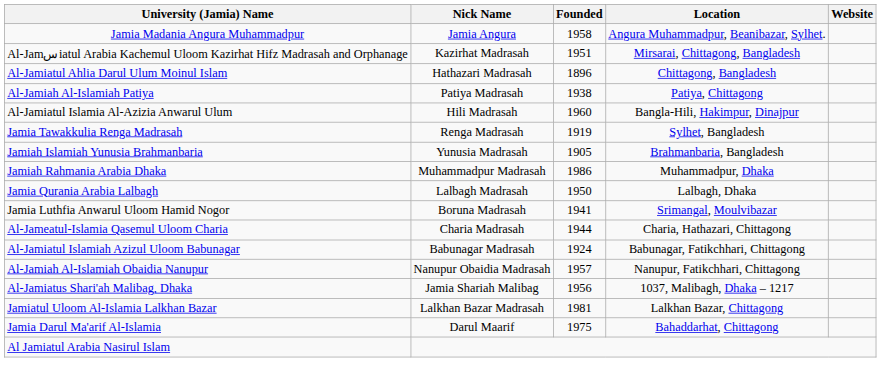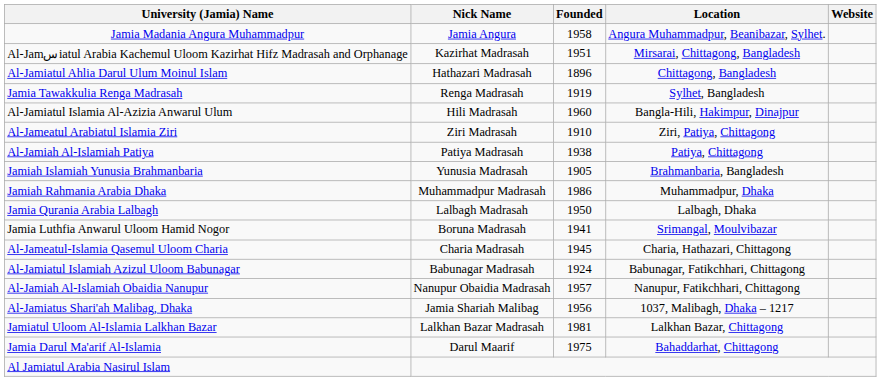rows swapped: (80, 93) <-> (95, 132)
+ row: (92, 132)
(579, 229) 1944 -> (579, 249) 1945
